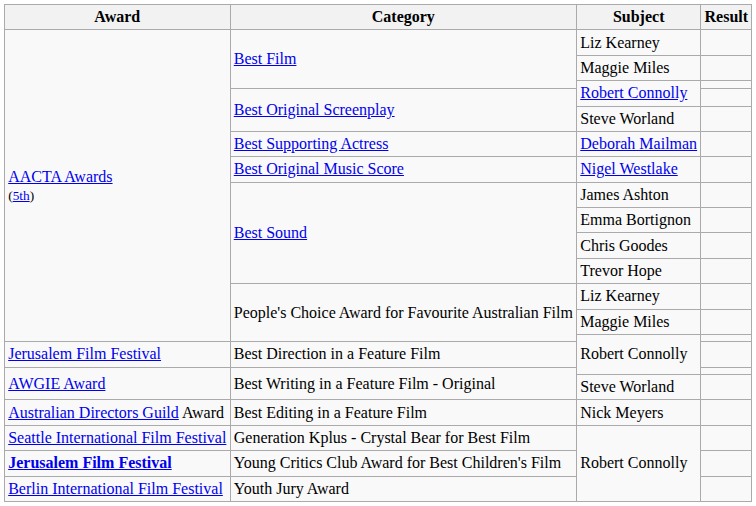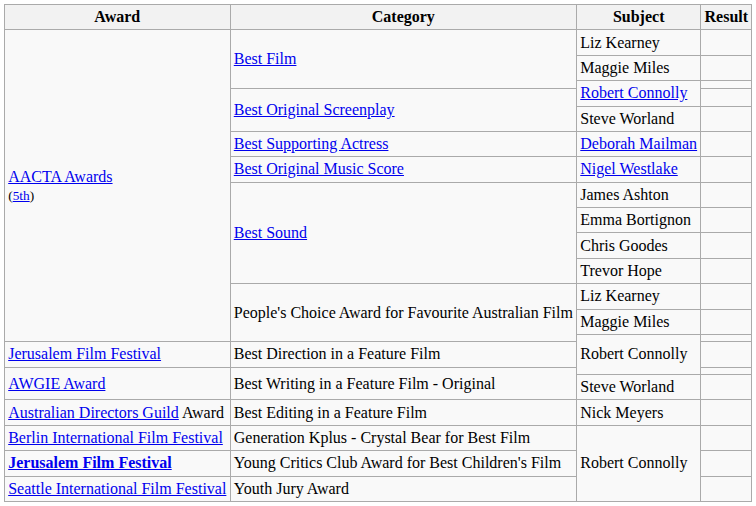(117, 437) Seattle International Film Festival -> (116, 437) Berlin International Film Festival
(116, 488) Berlin International Film Festival -> (117, 488) Seattle International Film Festival
